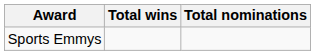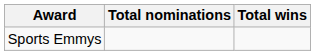columns swapped: (143, 15) <-> (245, 15)
